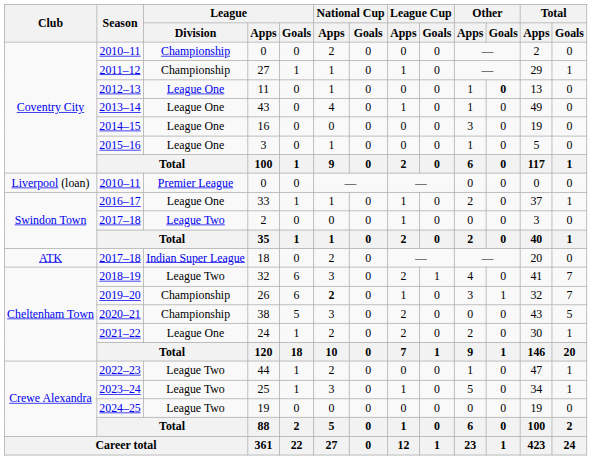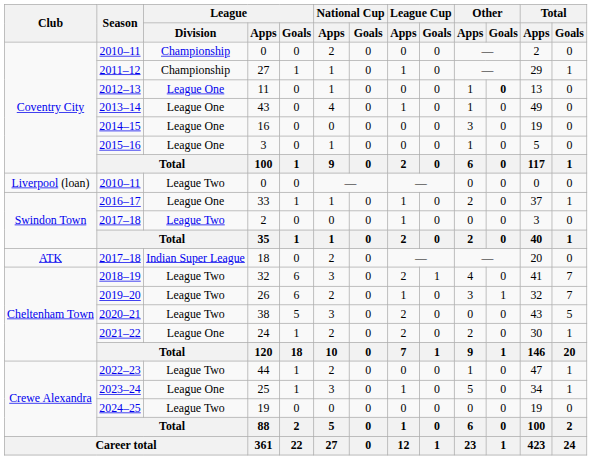(196, 182) Premier League -> (196, 182) League Two
(196, 295) Championship -> (196, 295) League Two
(331, 295) bold -> (331, 295) normal
(196, 314) Championship -> (196, 314) League Two
(196, 389) League Two -> (196, 389) League One
